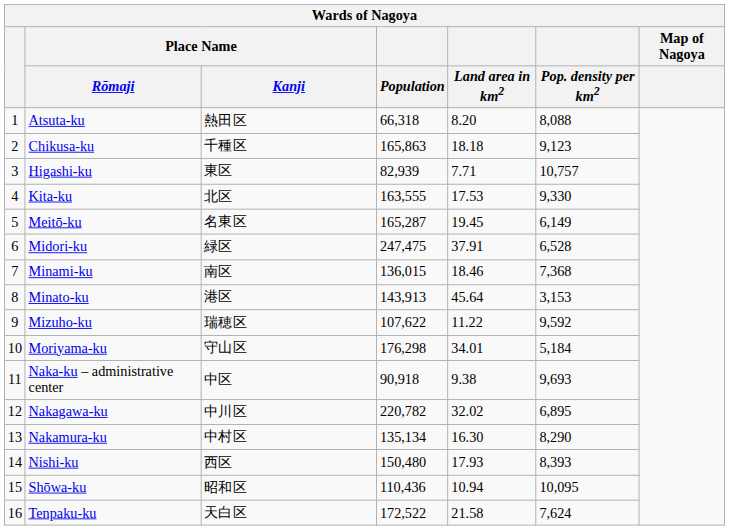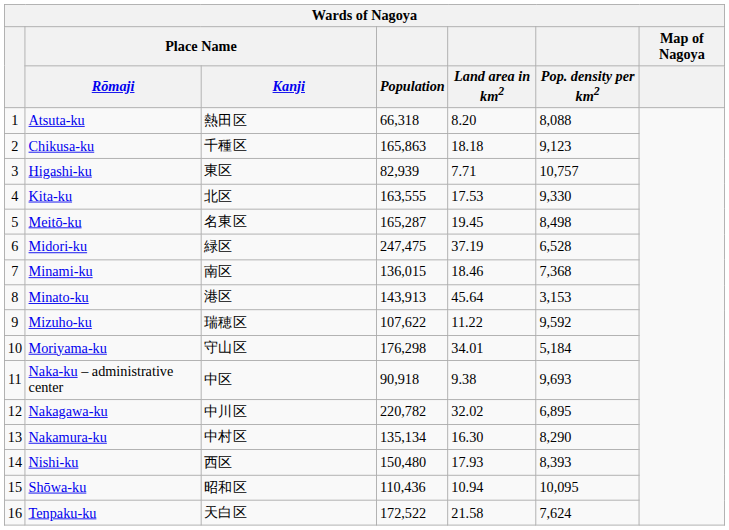(555, 221) 6,149 -> (555, 221) 8,498
(467, 247) 37.91 -> (467, 247) 37.19
